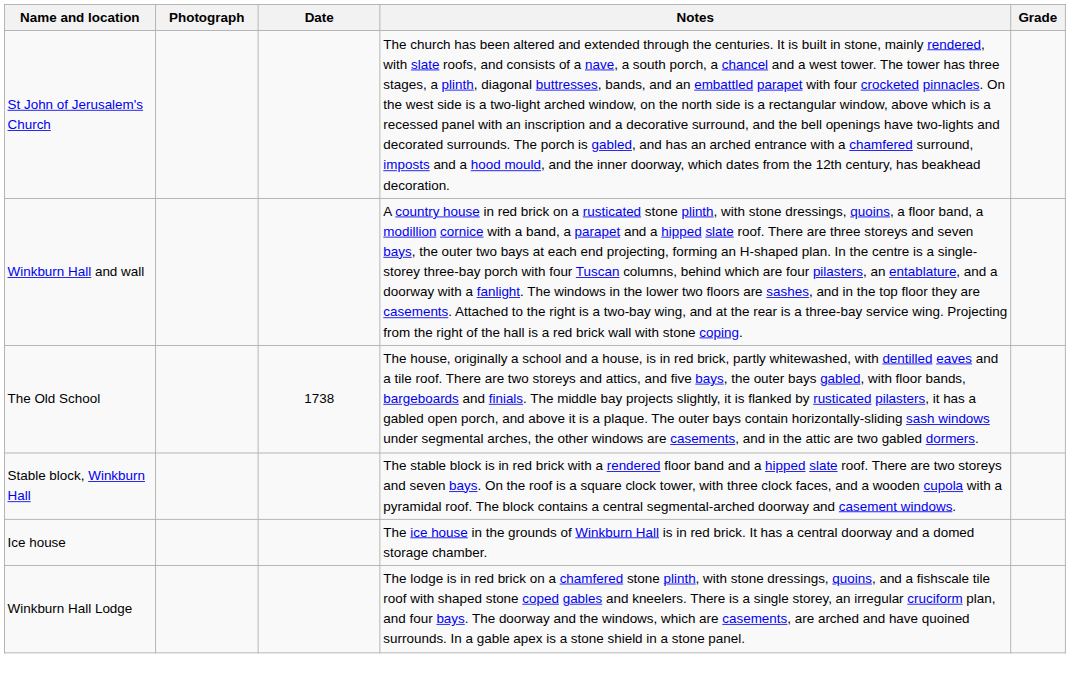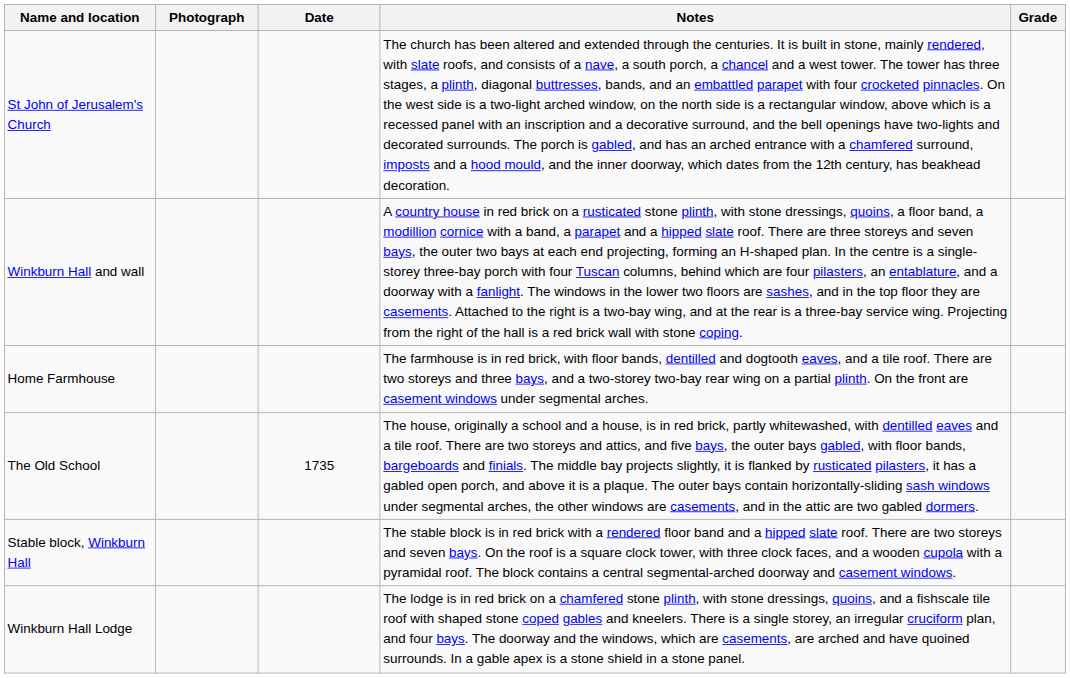+ row: (61, 378)
(319, 399) 1738 -> (319, 465) 1735
- row: (37, 542)
